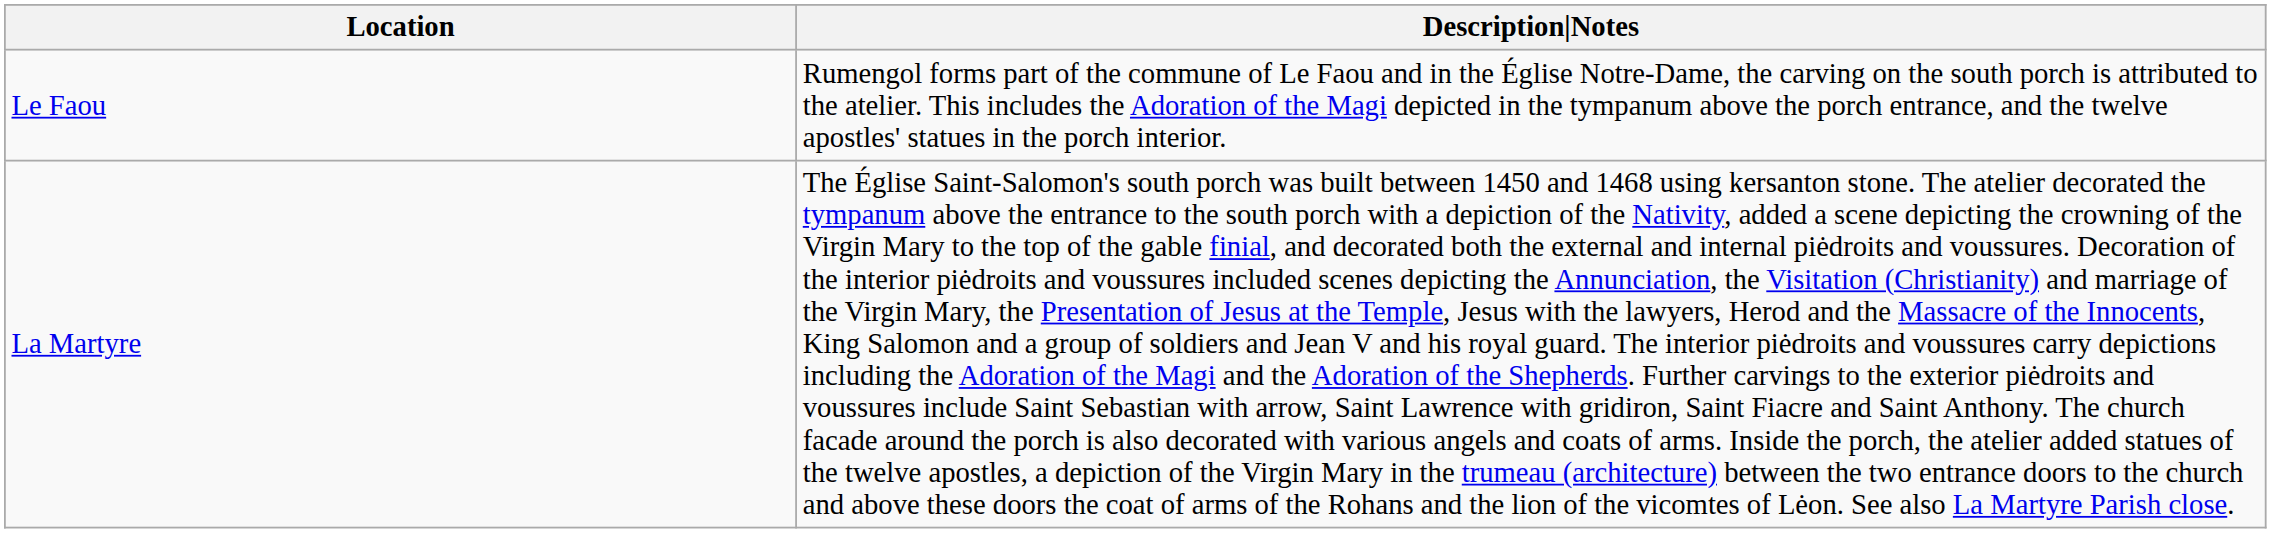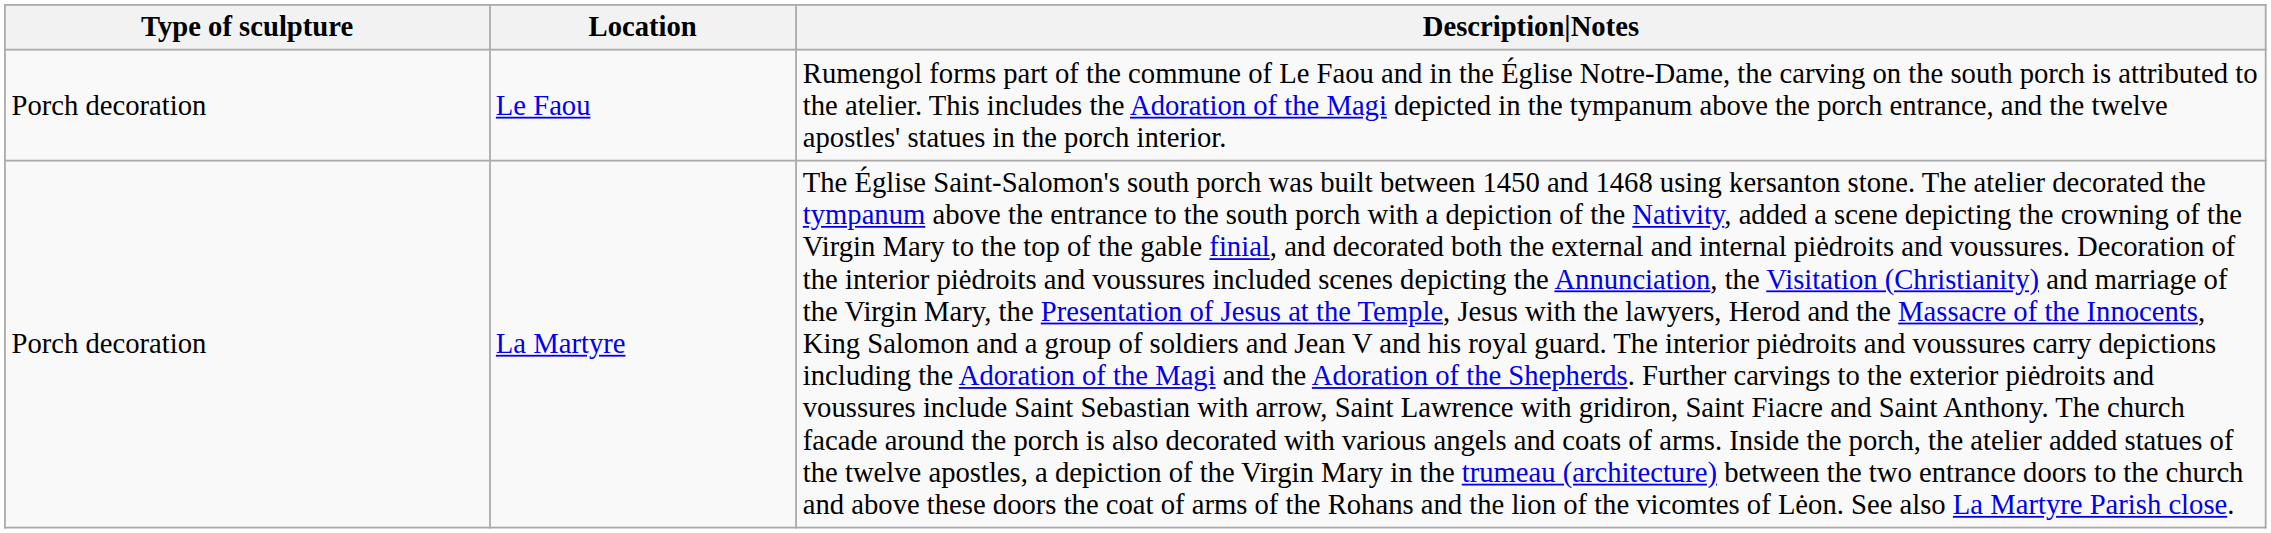+ column: (247, 27)
